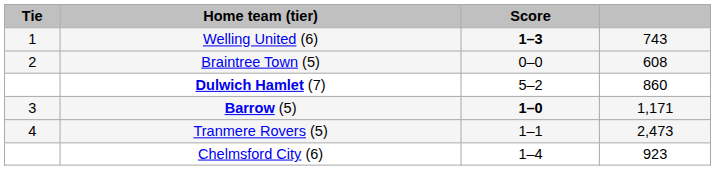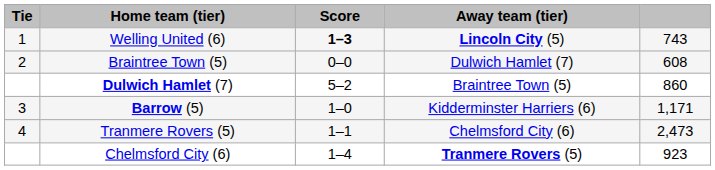+ column: (512, 16)
(531, 108) bold -> (340, 108) normal
